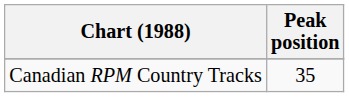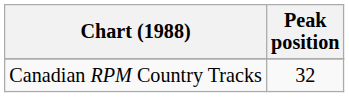(305, 75) 35 -> (305, 75) 32
